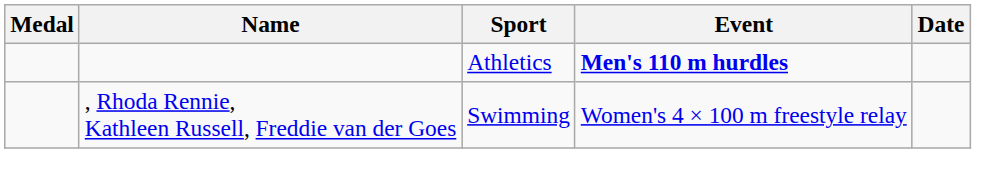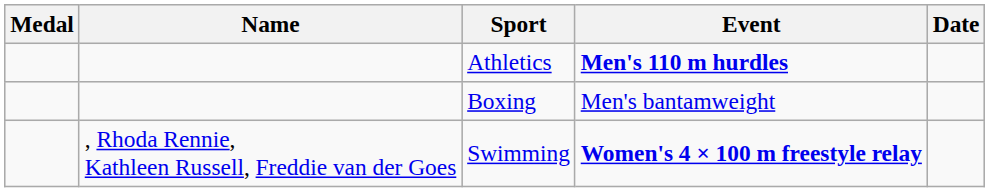+ row: (502, 101)
(744, 115) normal -> (751, 153) bold
